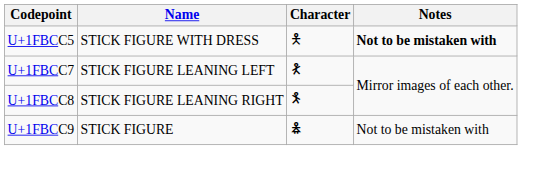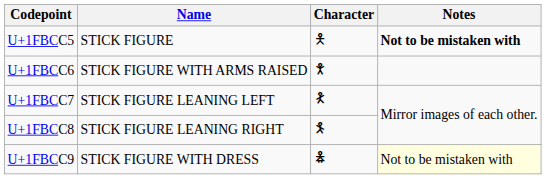(170, 41) STICK FIGURE WITH DRESS -> (127, 41) STICK FIGURE
+ row: (41, 70)
(127, 129) STICK FIGURE -> (170, 159) STICK FIGURE WITH DRESS
(423, 129) no background -> (447, 159) lightyellow background
